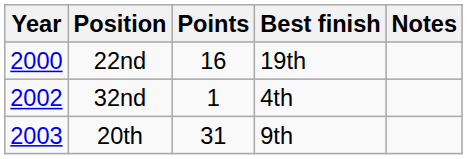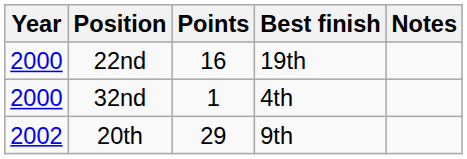(36, 98) 2002 -> (36, 98) 2000
(36, 136) 2003 -> (36, 136) 2002
(213, 136) 31 -> (213, 136) 29
